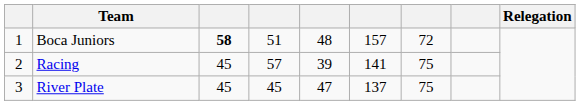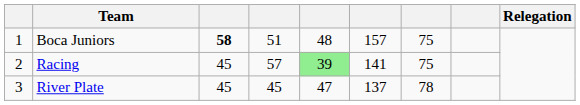(426, 40) 72 -> (426, 40) 75
(325, 64) no background -> (325, 64) lightgreen background
(426, 87) 75 -> (426, 87) 78
